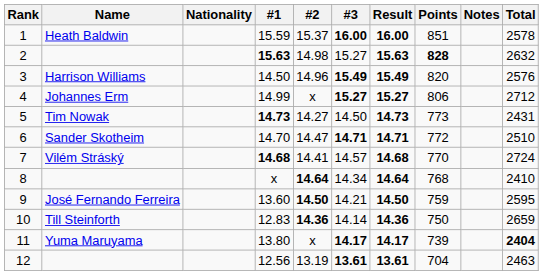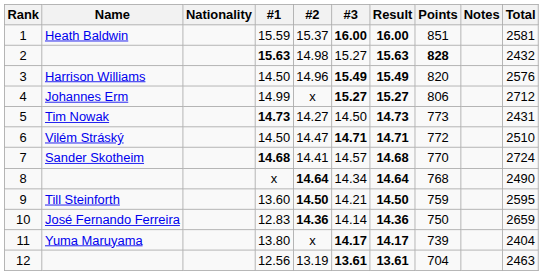(521, 35) 2578 -> (521, 35) 2581
(521, 56) 2632 -> (521, 56) 2432
(95, 138) Sander Skotheim -> (84, 138) Vilém Stráský
(274, 138) 14.70 -> (274, 138) 14.50
(84, 158) Vilém Stráský -> (95, 158) Sander Skotheim
(521, 178) 2410 -> (521, 178) 2490
(112, 199) José Fernando Ferreira -> (82, 199) Till Steinforth
(82, 219) Till Steinforth -> (112, 219) José Fernando Ferreira
(521, 240) bold -> (521, 240) normal
